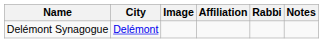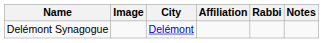columns swapped: (179, 12) <-> (136, 12)
